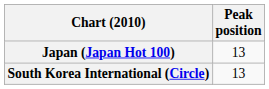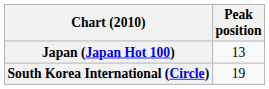(238, 73) 13 -> (238, 73) 19
